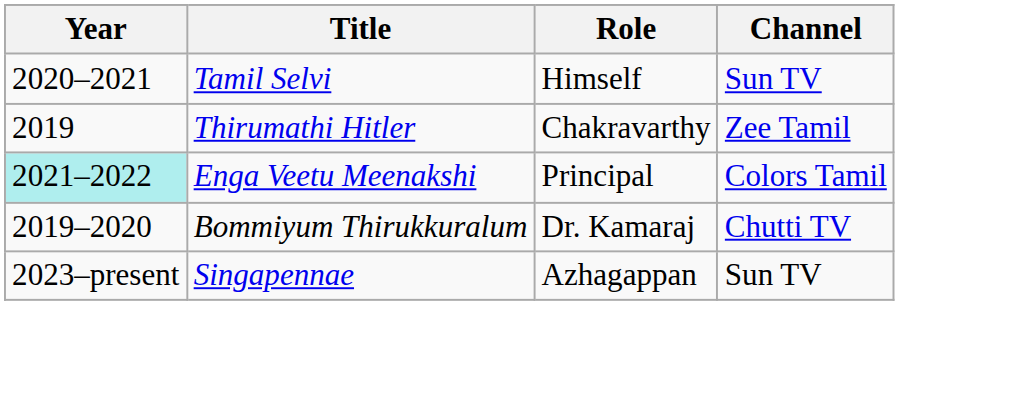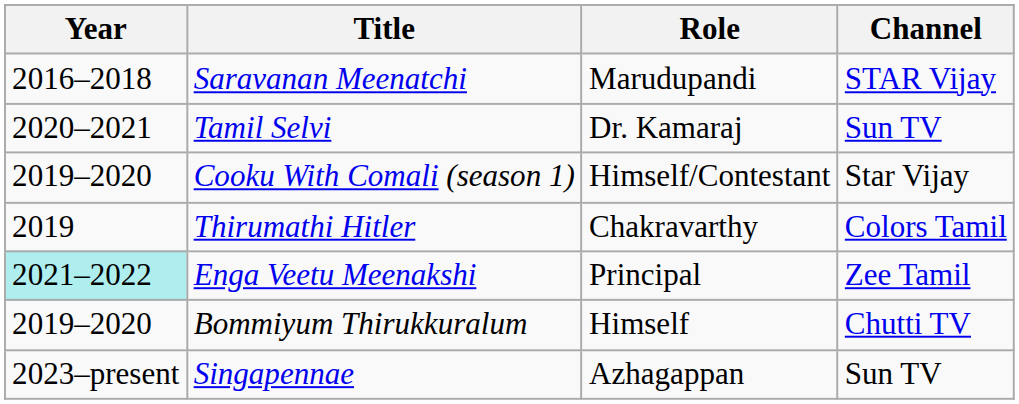+ row: (330, 78)
(592, 78) Himself -> (666, 127) Dr. Kamaraj
+ row: (384, 176)
(788, 127) Zee Tamil -> (926, 226) Colors Tamil
(806, 176) Colors Tamil -> (908, 275) Zee Tamil
(618, 226) Dr. Kamaraj -> (639, 324) Himself
